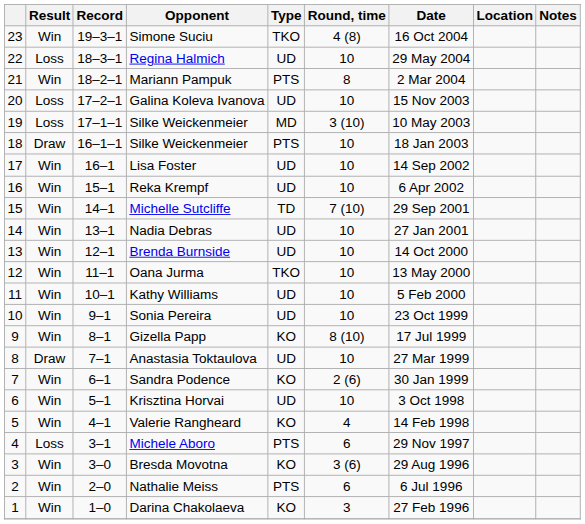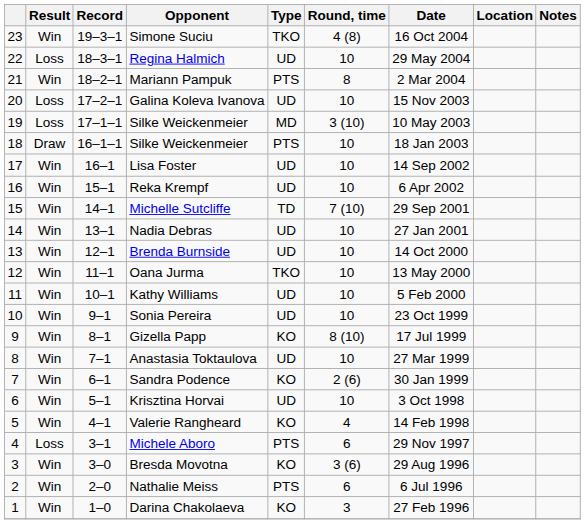(50, 358) Draw -> (50, 358) Win
